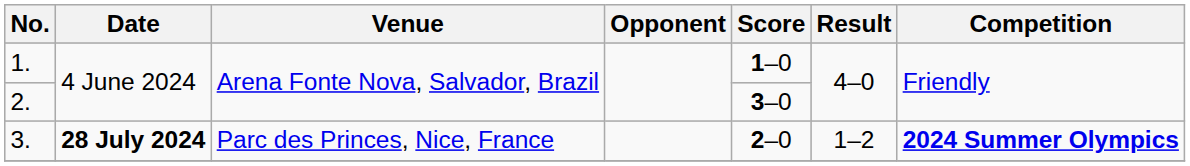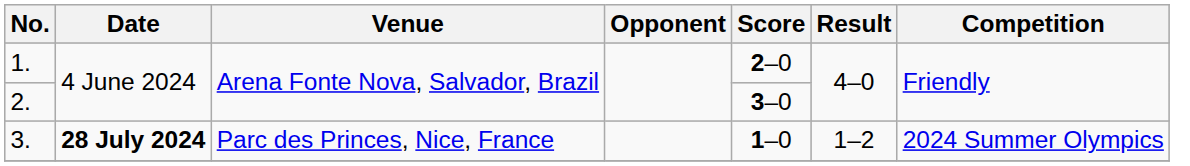(771, 62) 1–0 -> (771, 62) 2–0
(771, 140) 2–0 -> (771, 140) 1–0
(1041, 140) bold -> (1033, 140) normal
